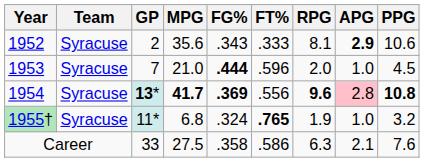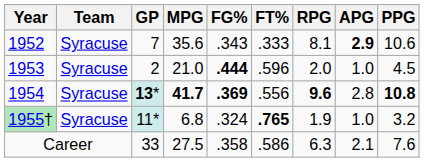(155, 43) 2 -> (155, 43) 7
(155, 68) 7 -> (155, 68) 2
(363, 94) pink background -> (363, 94) no background
